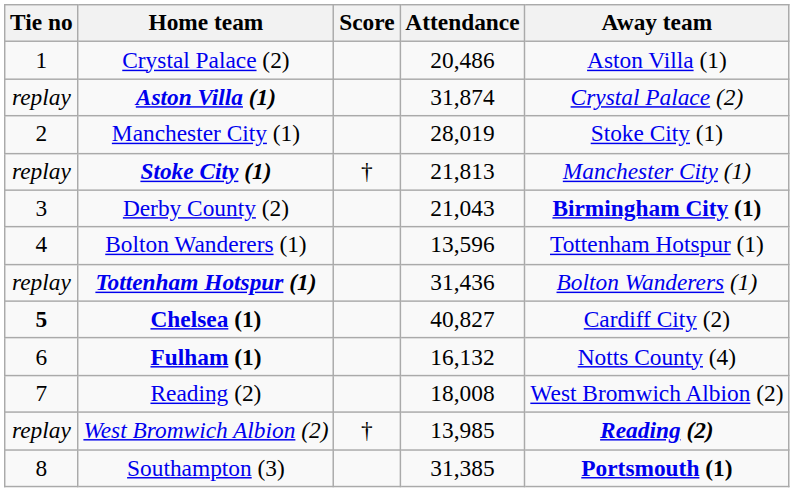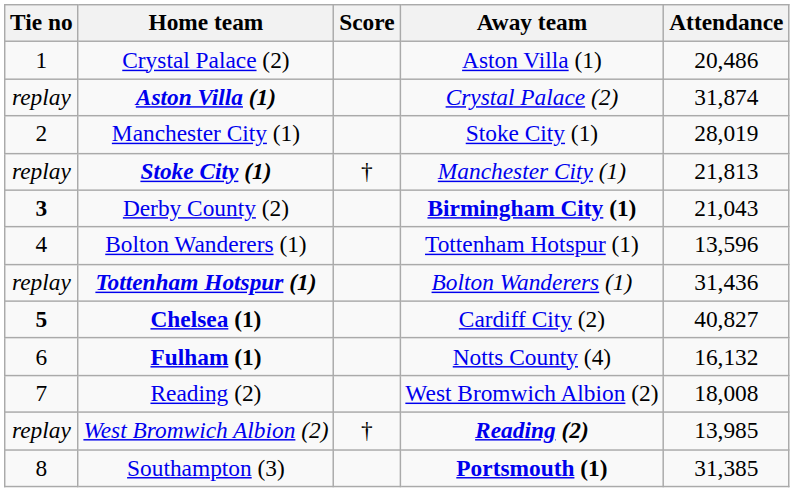columns swapped: (657, 23) <-> (462, 23)
(41, 208) normal -> (41, 208) bold
